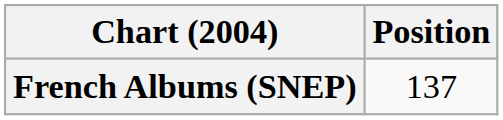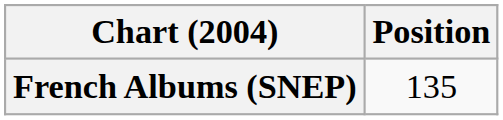(431, 85) 137 -> (431, 85) 135
